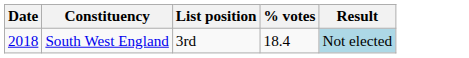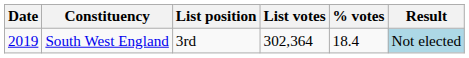+ column: (295, 16)
(23, 40) 2018 -> (23, 40) 2019
